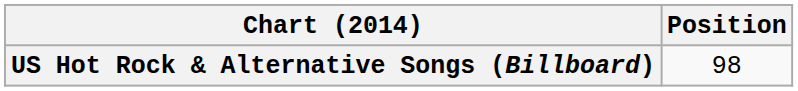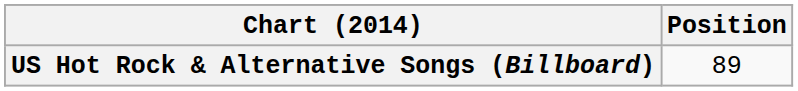(727, 66) 98 -> (727, 66) 89
